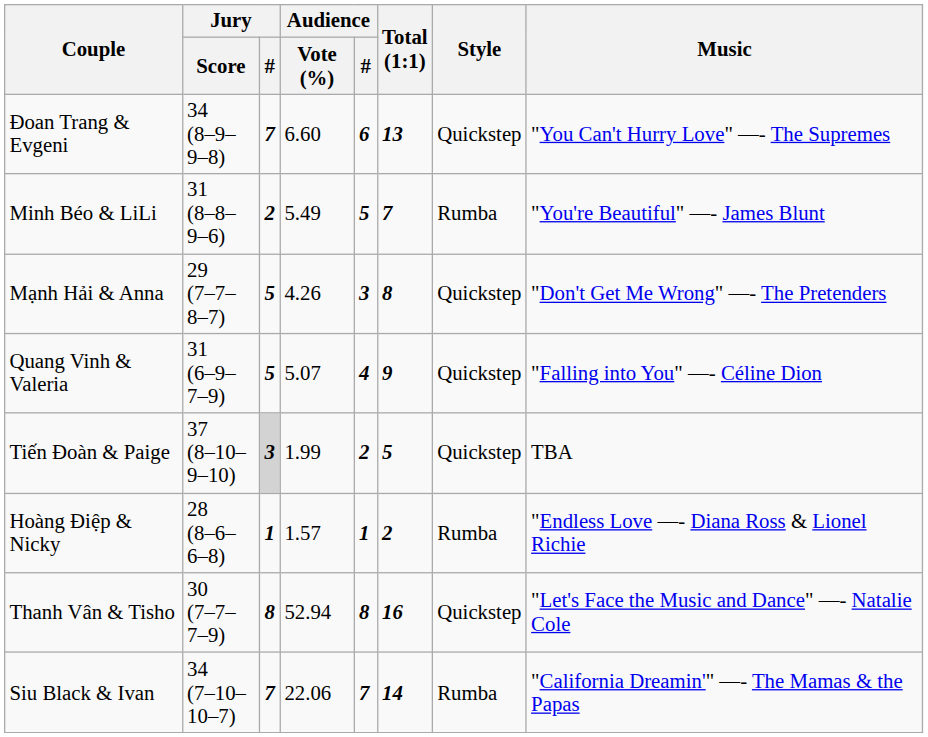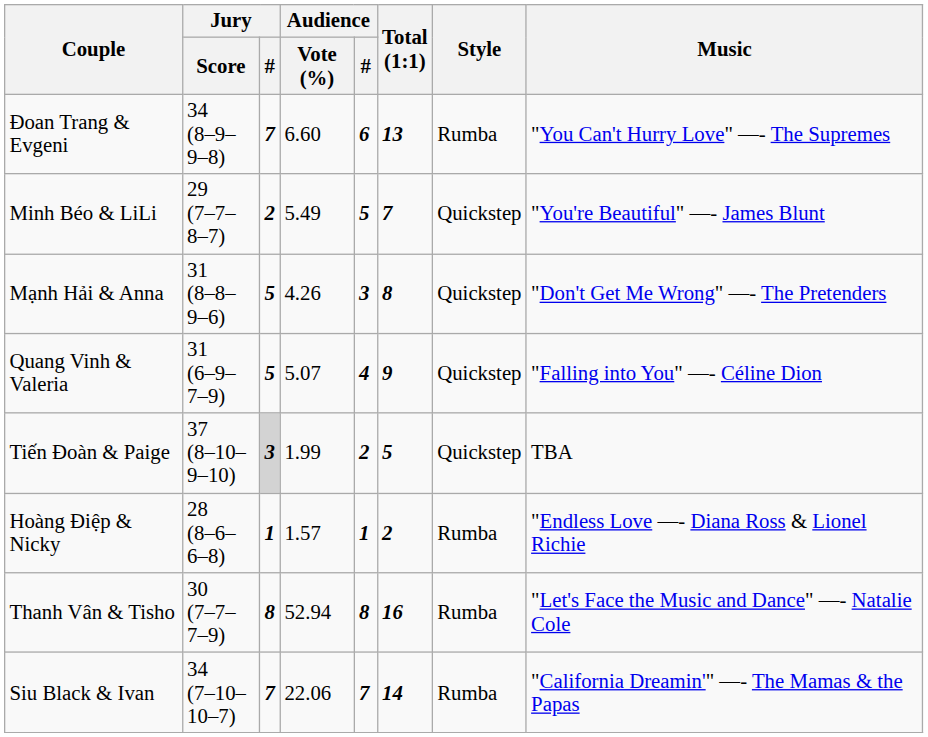(479, 133) Quickstep -> (467, 133) Rumba
(211, 213) 31 (8–8–9–6) -> (211, 213) 29 (7–7–8–7)
(467, 213) Rumba -> (479, 213) Quickstep
(211, 293) 29 (7–7–8–7) -> (211, 293) 31 (8–8–9–6)
(479, 612) Quickstep -> (467, 612) Rumba
